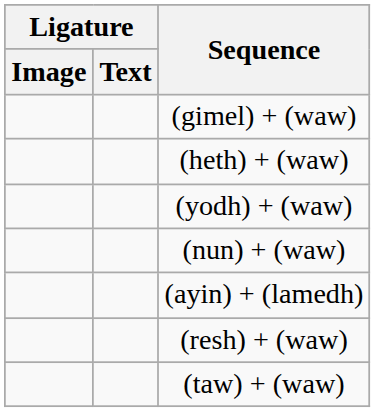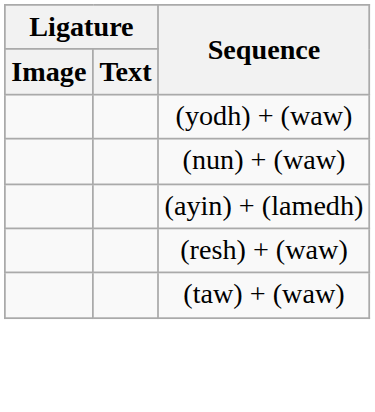- row: (264, 116)
- row: (264, 160)
